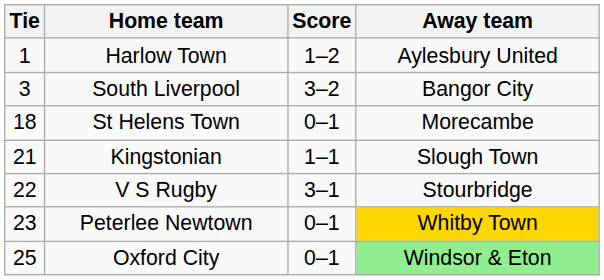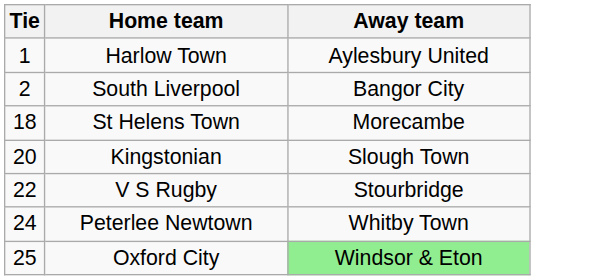- column: (322, 21)
(25, 88) 3 -> (25, 88) 2
(25, 156) 21 -> (25, 156) 20
(25, 223) 23 -> (25, 223) 24
(478, 223) gold background -> (409, 223) no background
